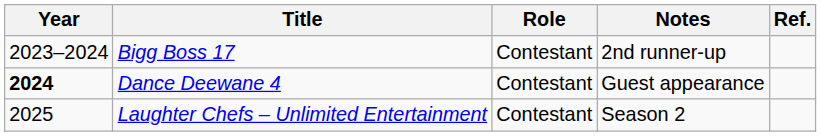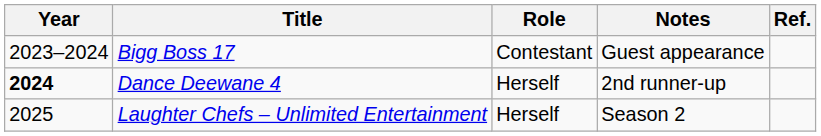(664, 51) 2nd runner-up -> (683, 51) Guest appearance
(544, 83) Contestant -> (528, 83) Herself
(683, 83) Guest appearance -> (664, 83) 2nd runner-up
(544, 114) Contestant -> (528, 114) Herself
